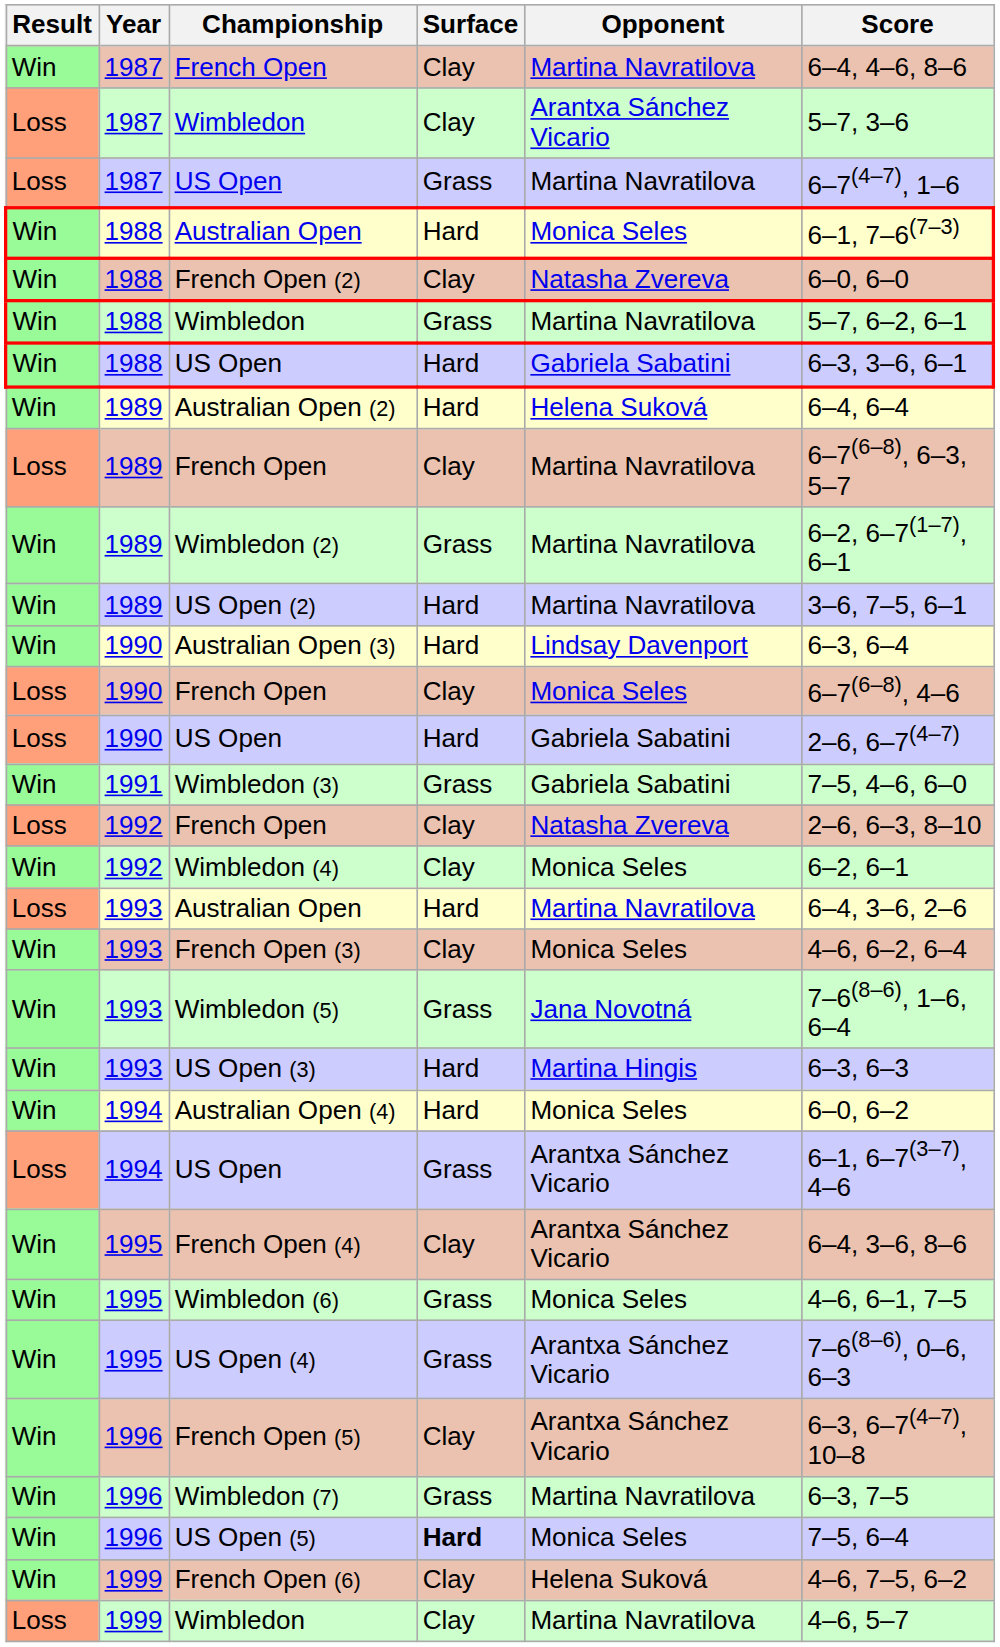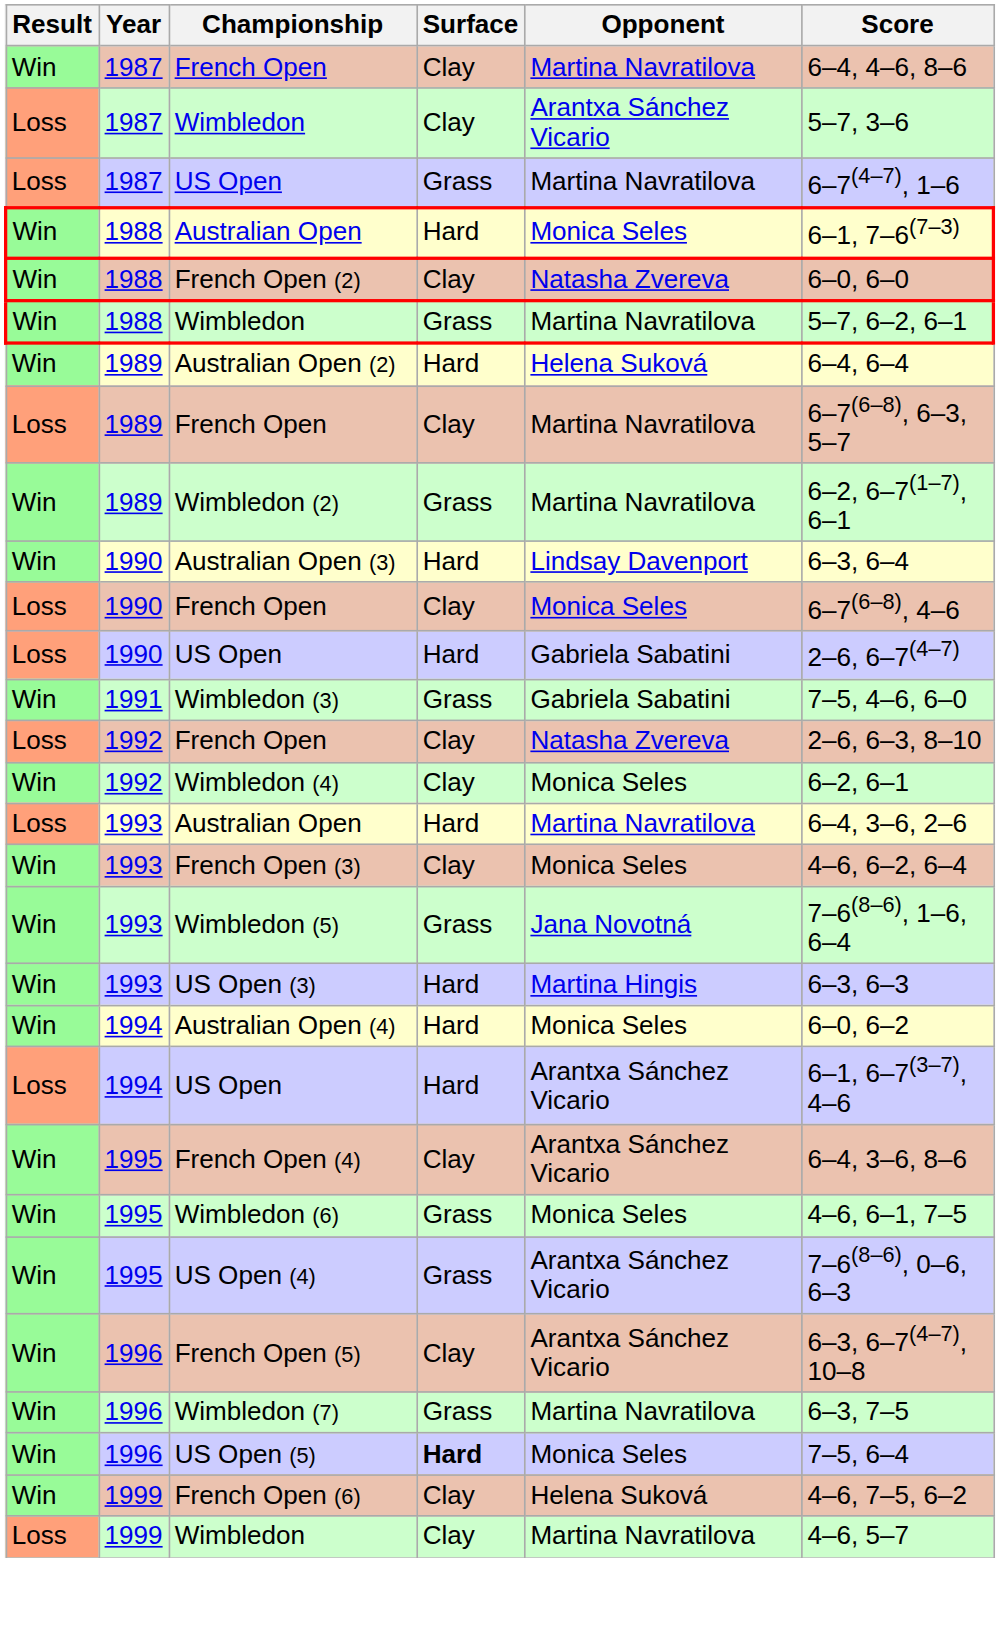- row: (134, 364)
- row: (134, 604)
(457, 1169) Grass -> (451, 1085) Hard
